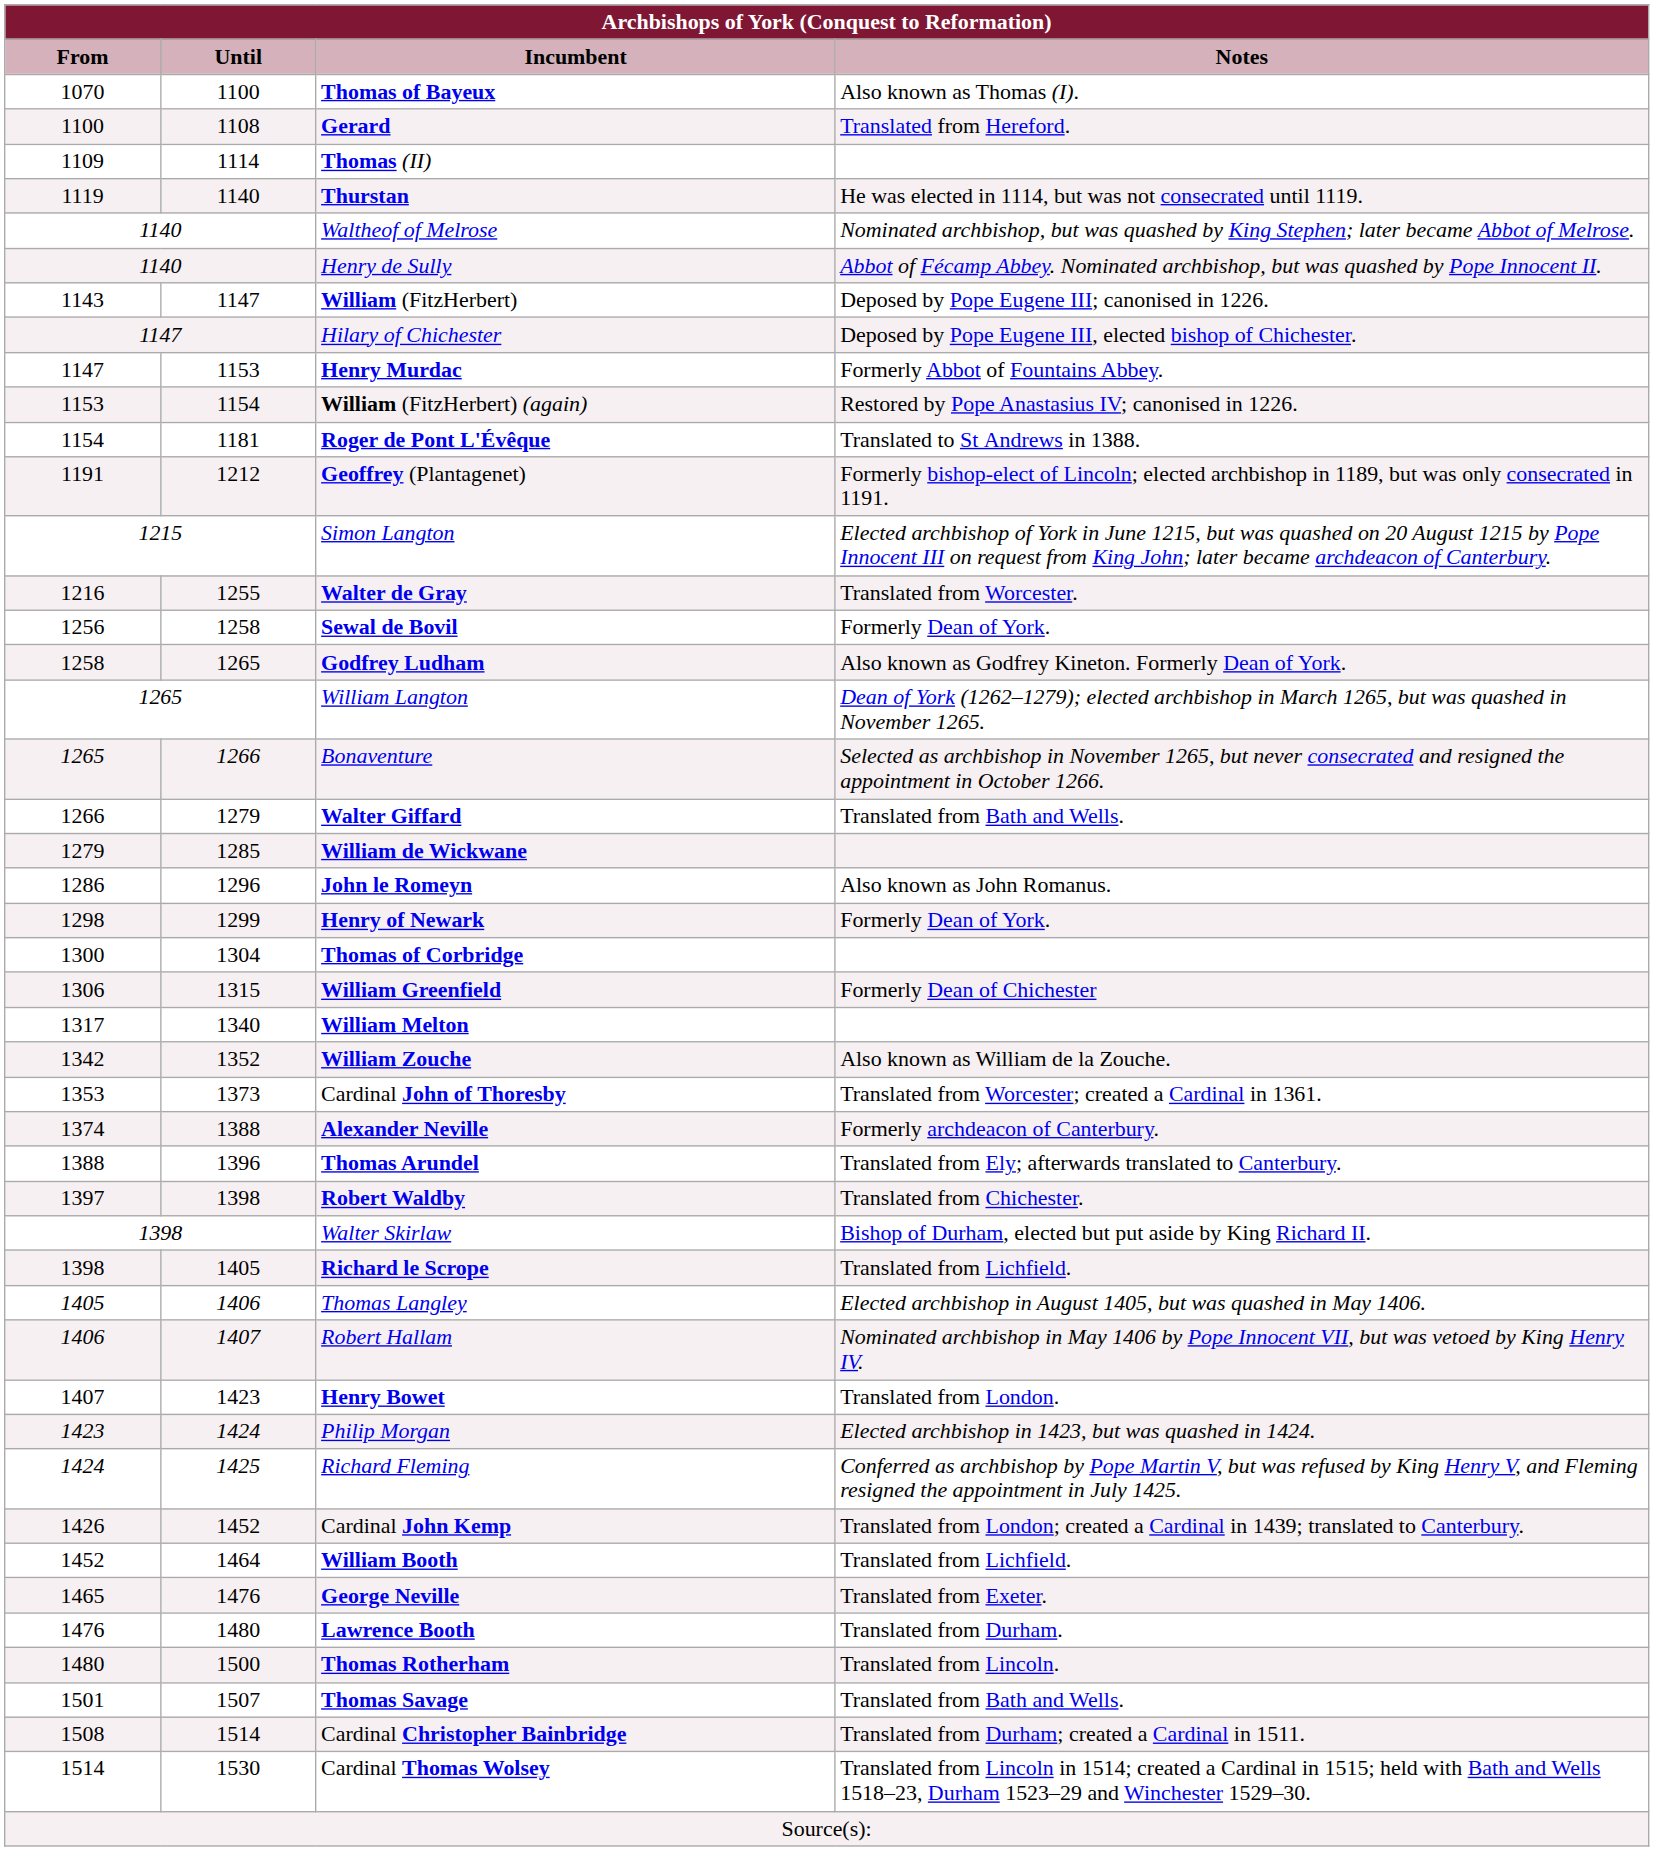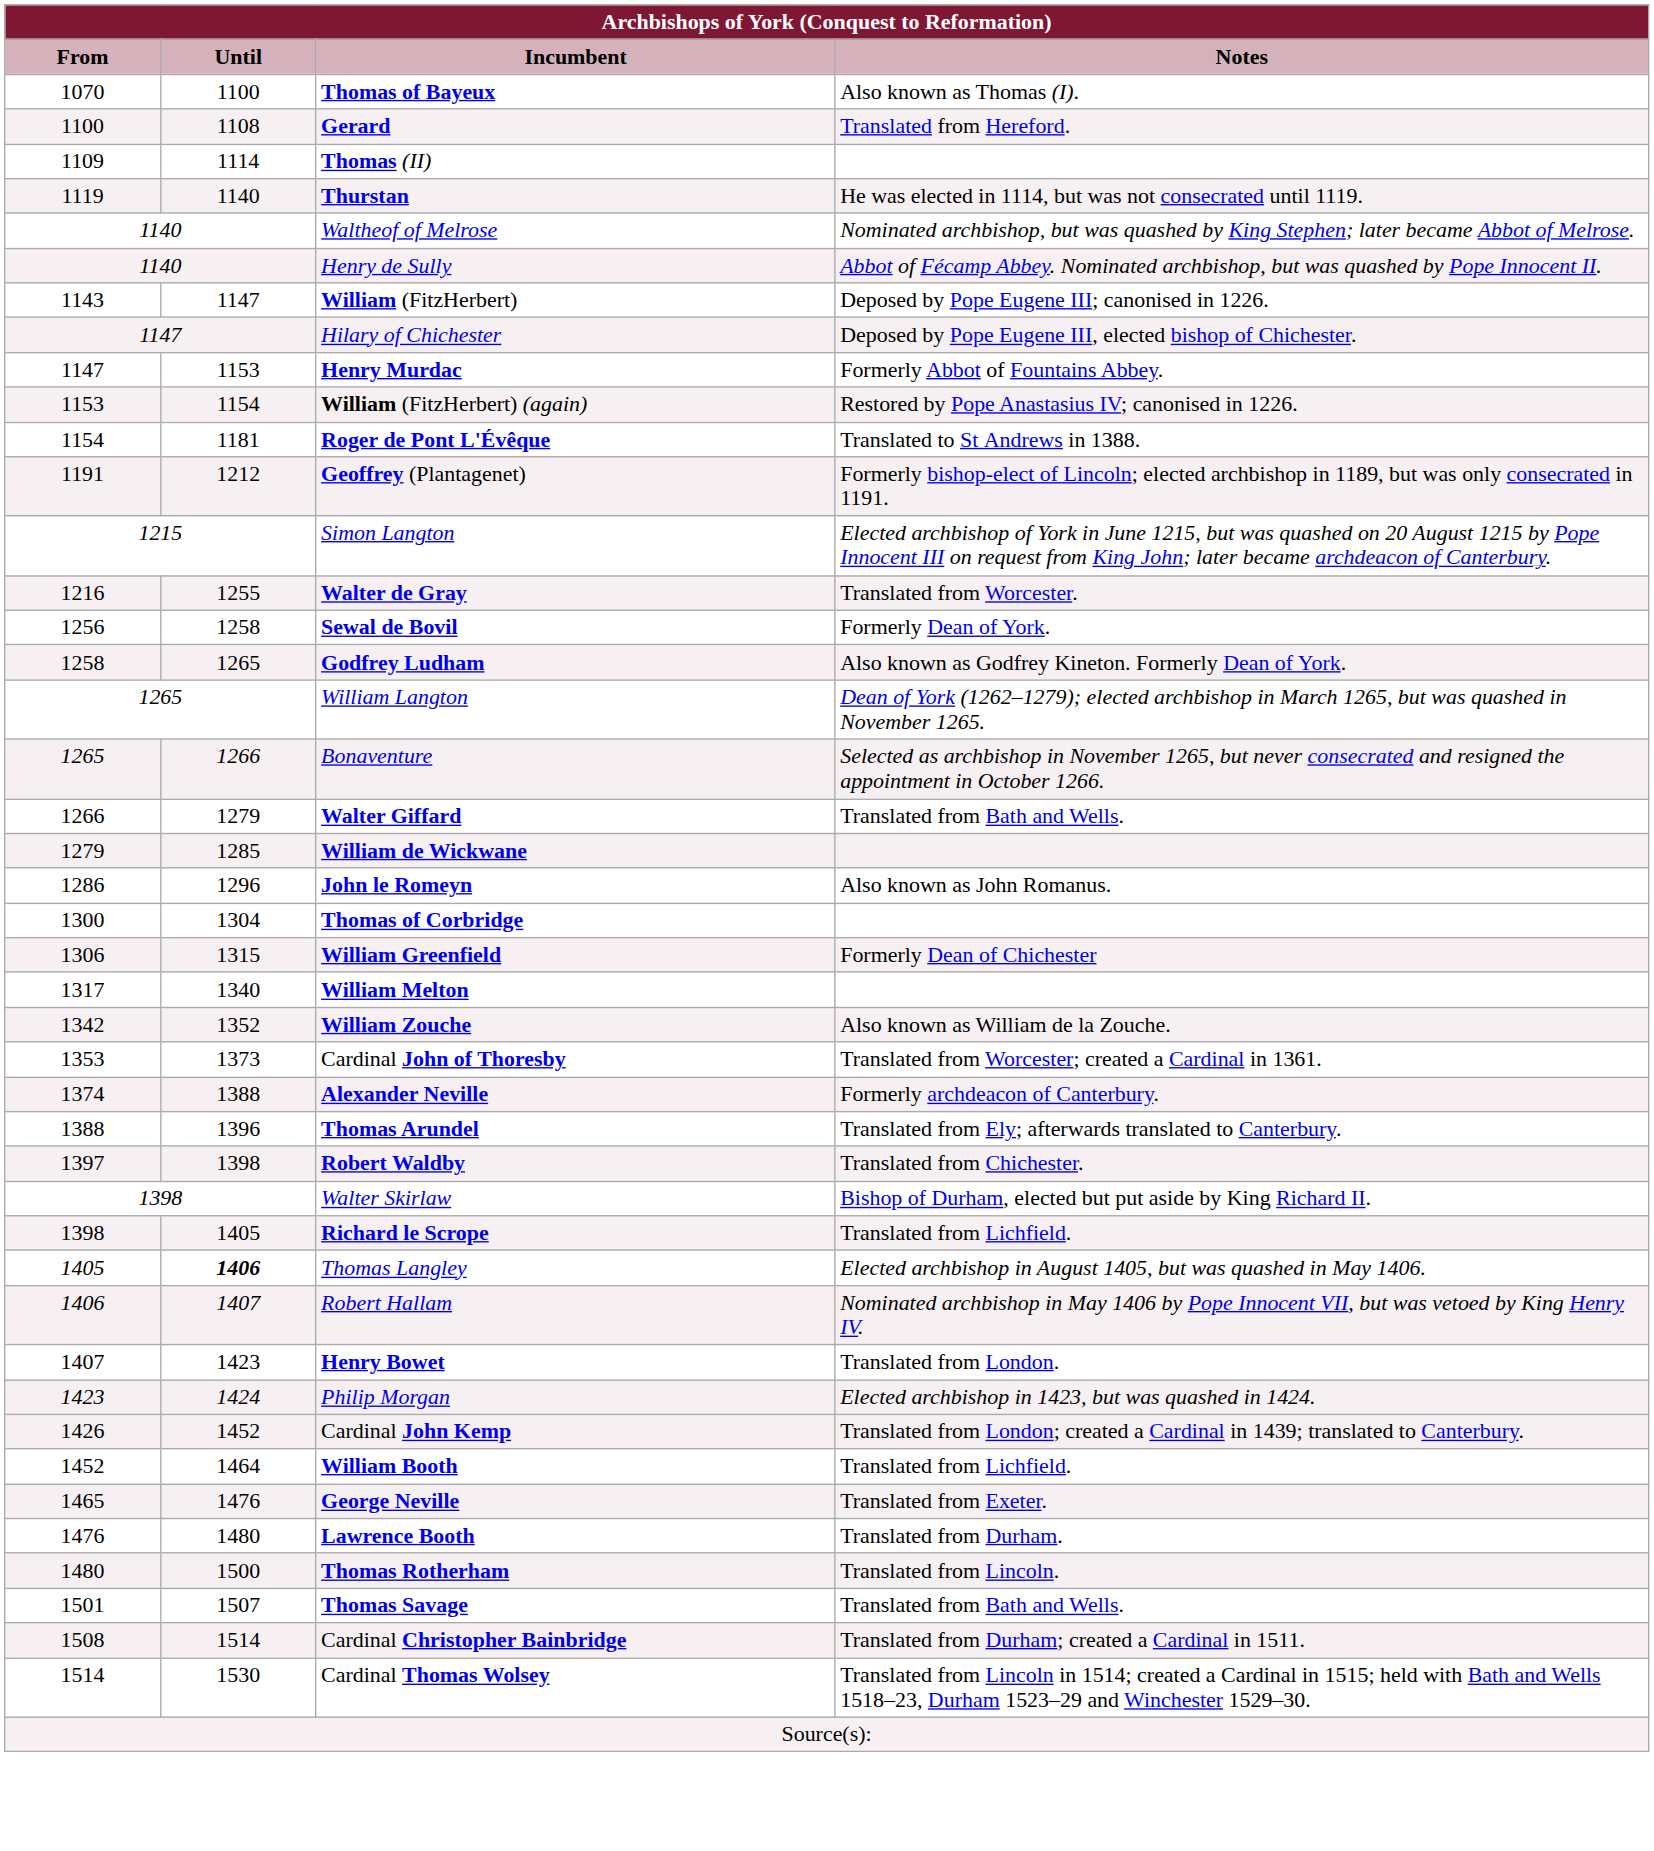- row: (403, 920)
(238, 1302) normal -> (238, 1267) bold
- row: (395, 1466)
